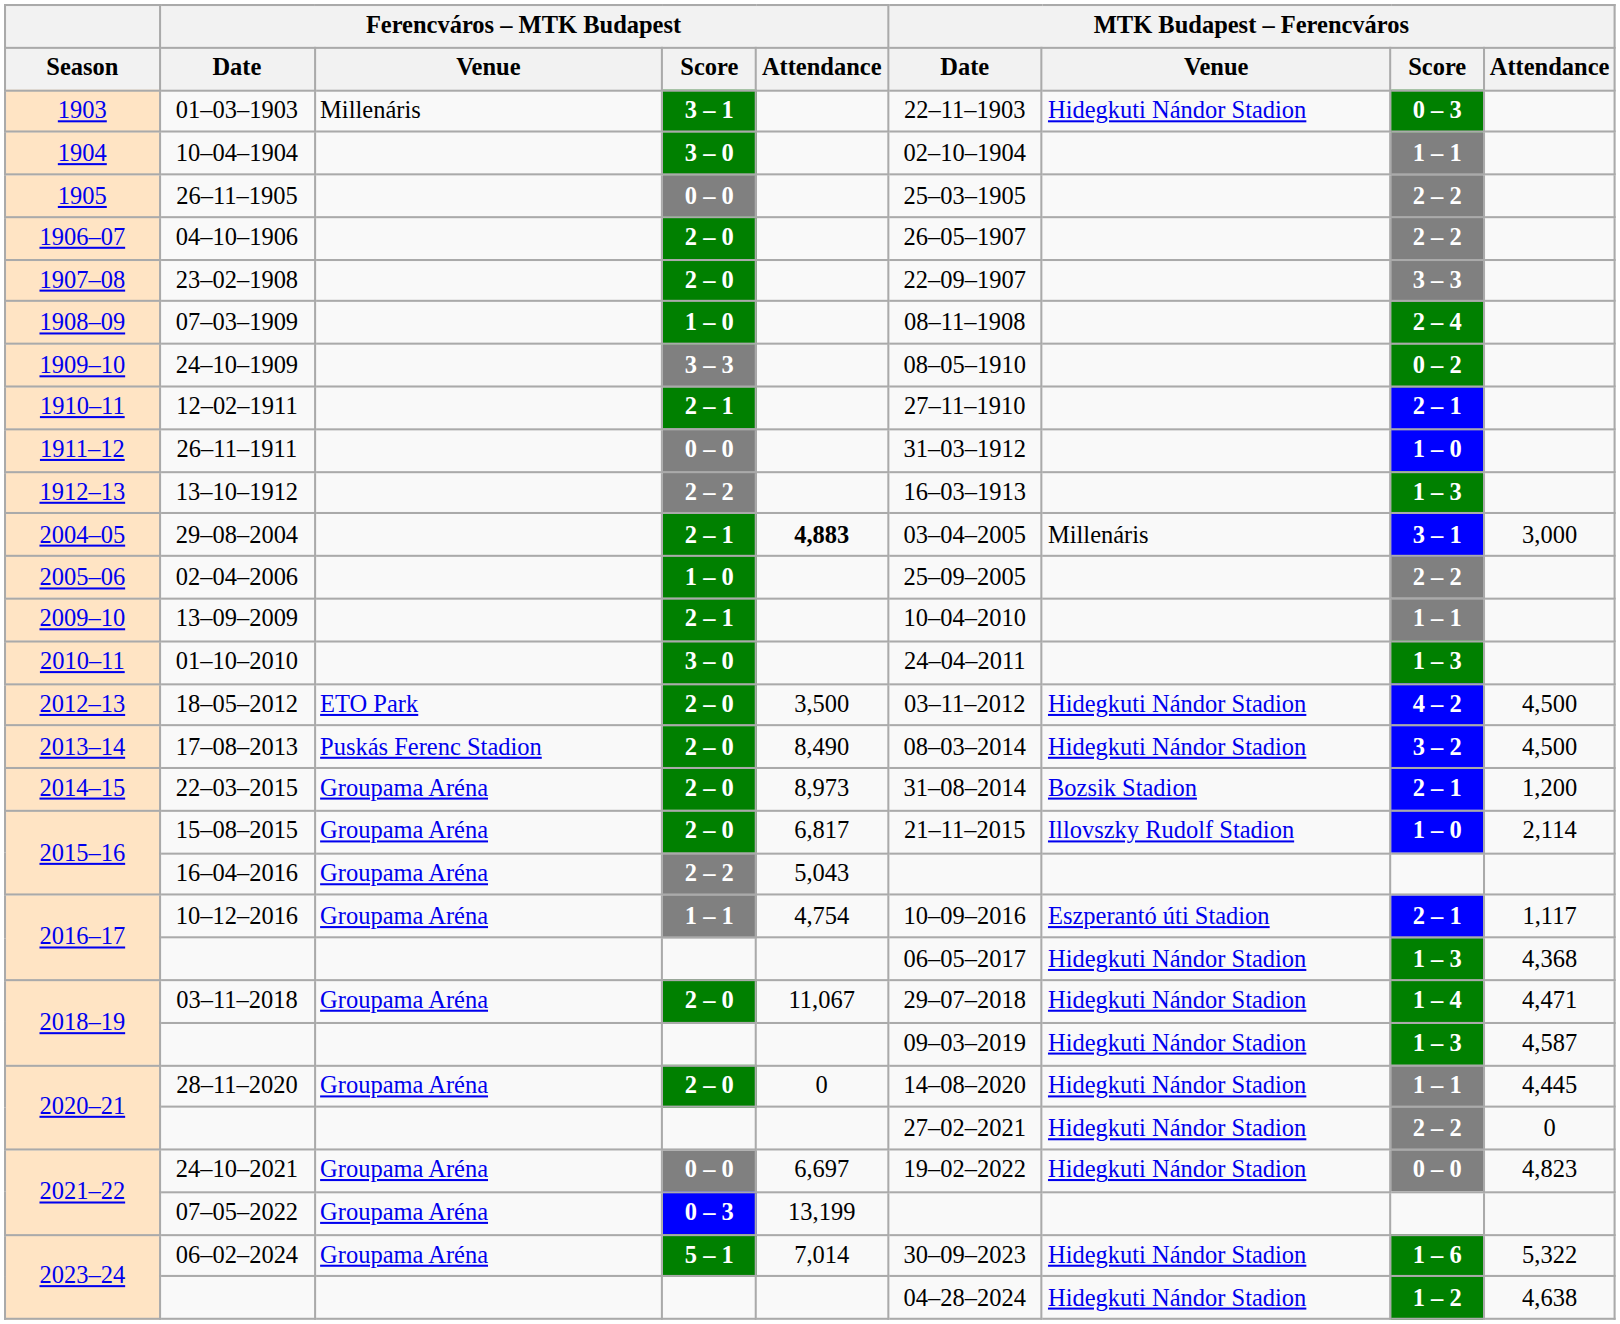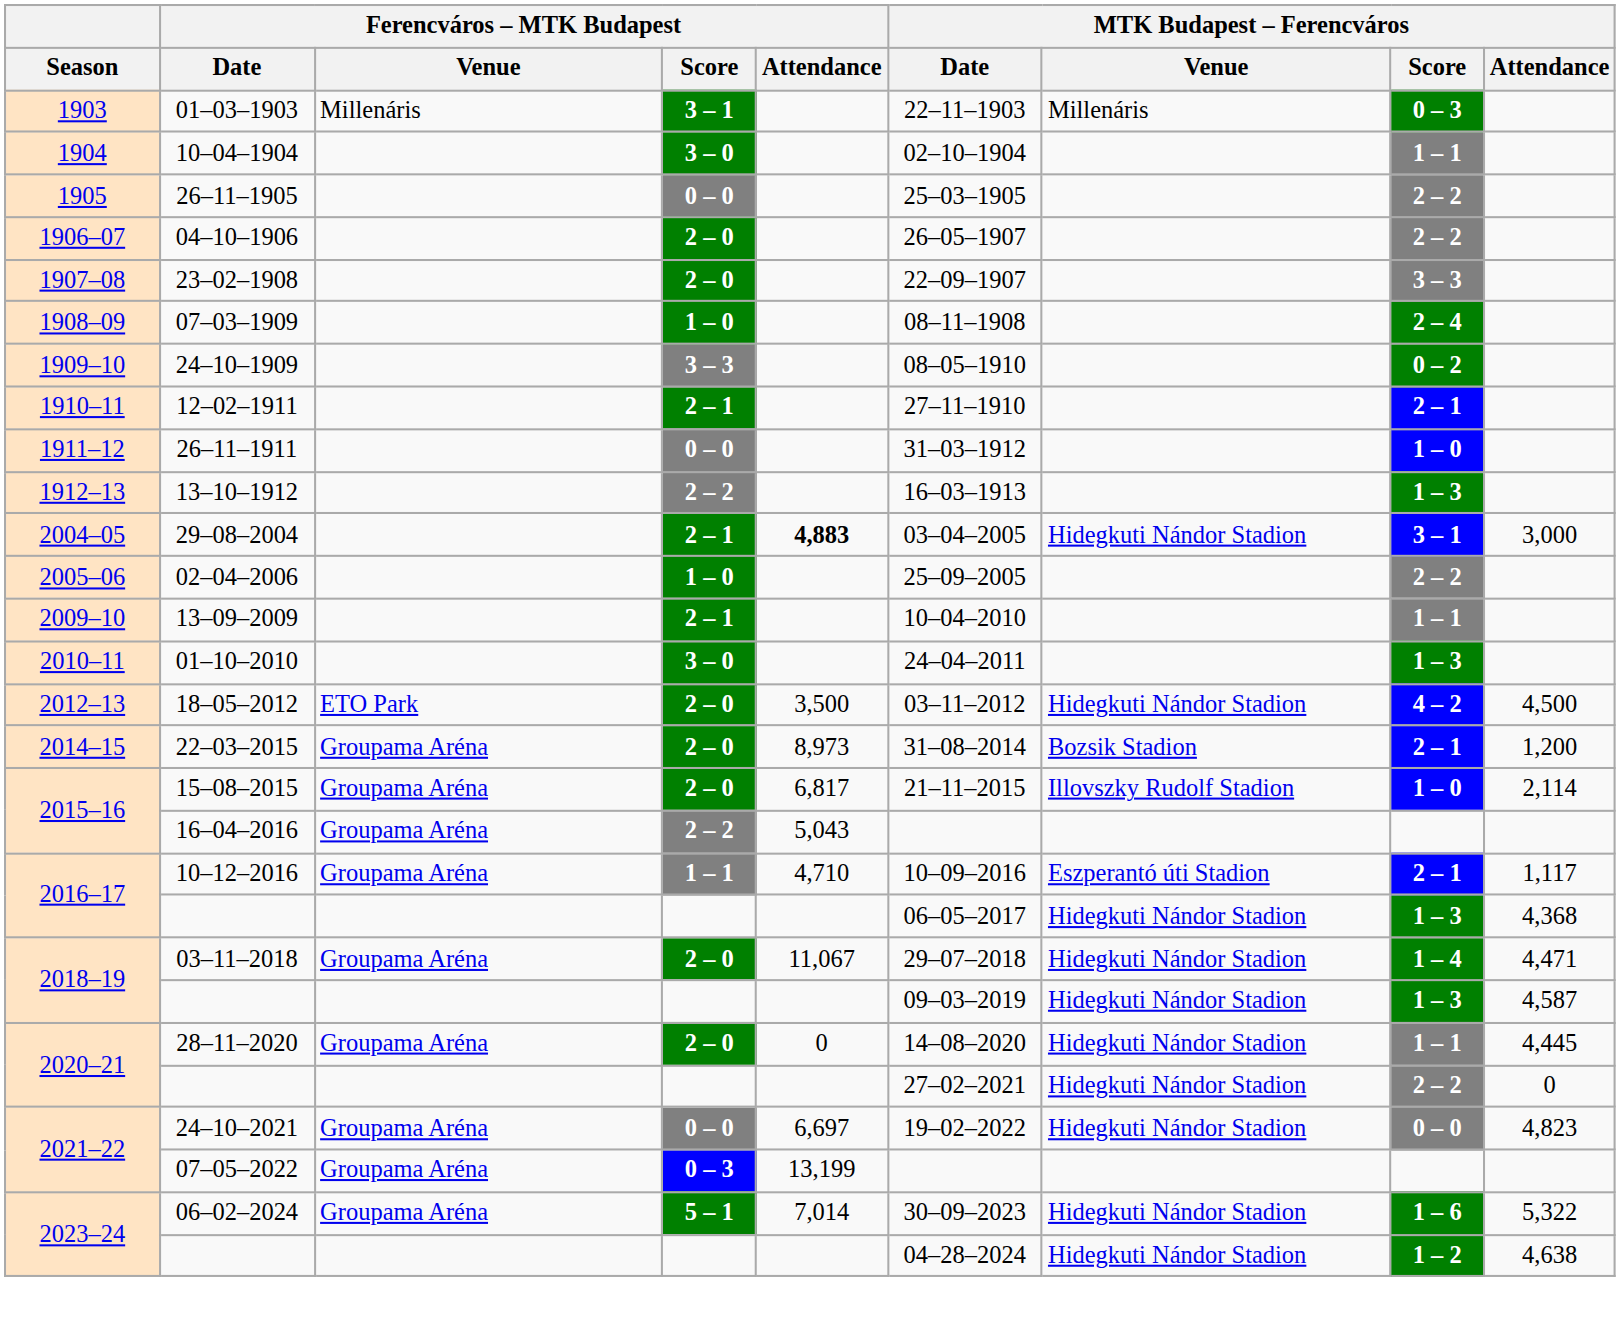(1177, 110) Hidegkuti Nándor Stadion -> (1098, 110) Millenáris
(1098, 534) Millenáris -> (1177, 534) Hidegkuti Nándor Stadion
- row: (82, 746)
(822, 915) 4,754 -> (822, 873) 4,710
